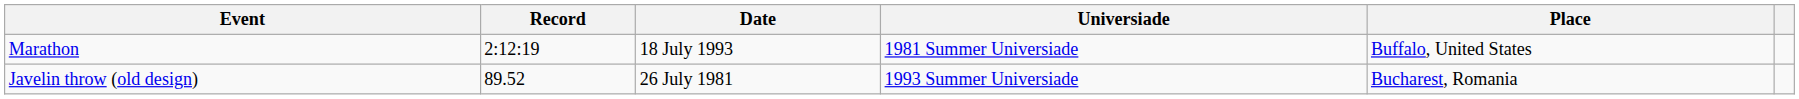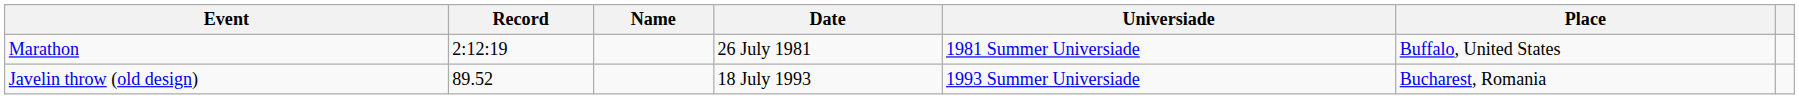+ column: (653, 19)
(686, 49) 18 July 1993 -> (764, 49) 26 July 1981
(686, 79) 26 July 1981 -> (764, 79) 18 July 1993
